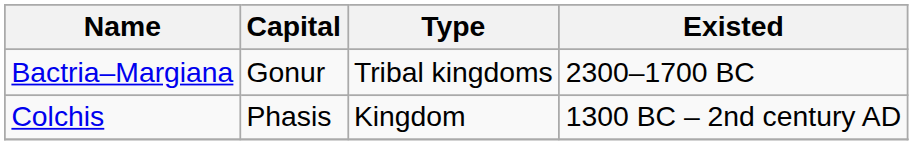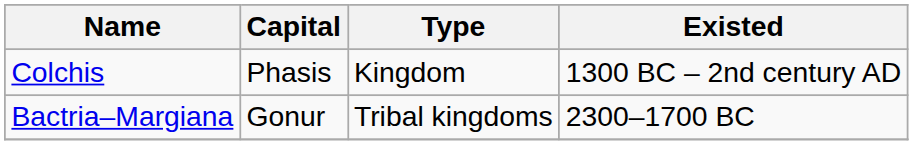rows swapped: (122, 71) <-> (58, 116)
